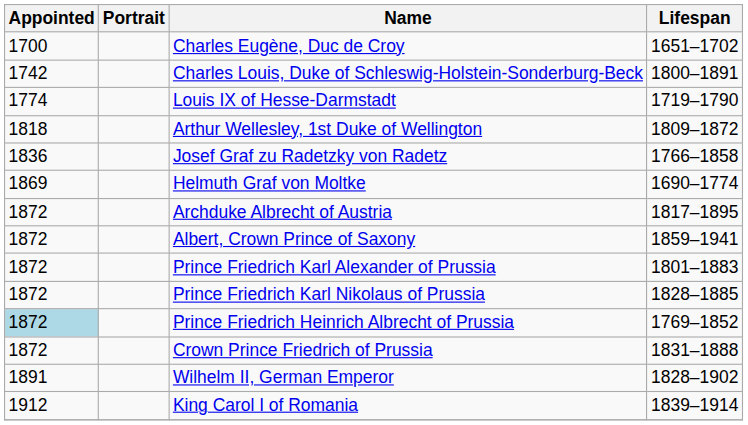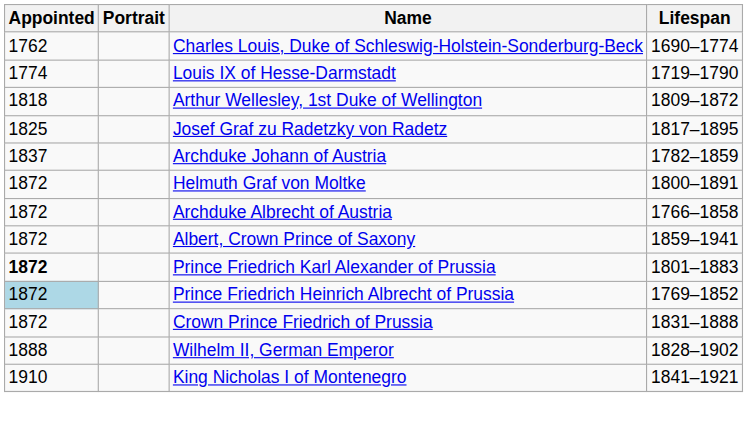- row: (289, 45)
(28, 73) 1742 -> (28, 45) 1762
(695, 73) 1800–1891 -> (695, 45) 1690–1774
(28, 156) 1836 -> (28, 128) 1825
(695, 156) 1766–1858 -> (695, 128) 1817–1895
+ row: (280, 156)
(28, 184) 1869 -> (28, 184) 1872
(695, 184) 1690–1774 -> (695, 184) 1800–1891
(695, 211) 1817–1895 -> (695, 211) 1766–1858
(28, 267) normal -> (28, 267) bold
- row: (329, 294)
(28, 377) 1891 -> (28, 350) 1888
+ row: (290, 377)
- row: (265, 405)
